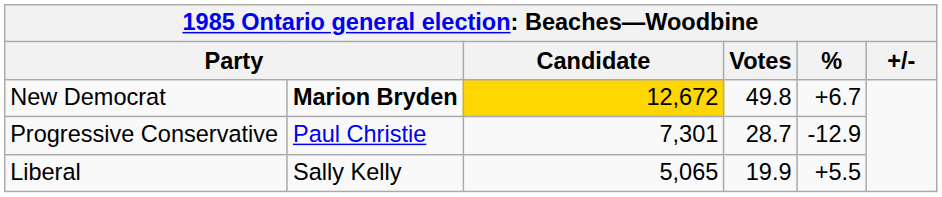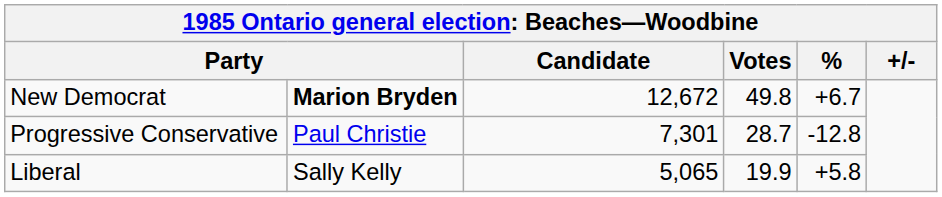(682, 97) gold background -> (682, 97) no background
(834, 135) -12.9 -> (834, 135) -12.8
(838, 172) +5.5 -> (838, 172) +5.8
